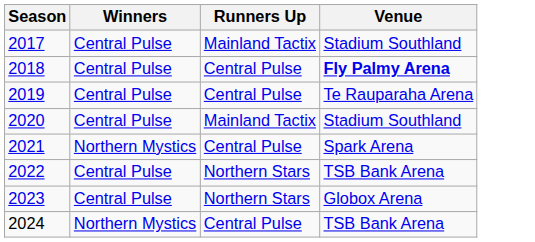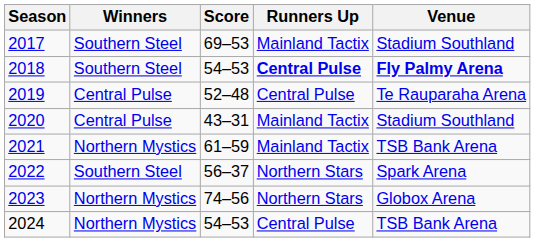+ column: (227, 17)
(123, 43) Central Pulse -> (128, 43) Southern Steel
(123, 69) Central Pulse -> (128, 69) Southern Steel
(253, 69) normal -> (309, 69) bold
(253, 146) Central Pulse -> (313, 146) Mainland Tactix
(368, 146) Spark Arena -> (437, 146) TSB Bank Arena
(123, 172) Central Pulse -> (128, 172) Southern Steel
(384, 172) TSB Bank Arena -> (421, 172) Spark Arena
(123, 198) Central Pulse -> (135, 198) Northern Mystics
